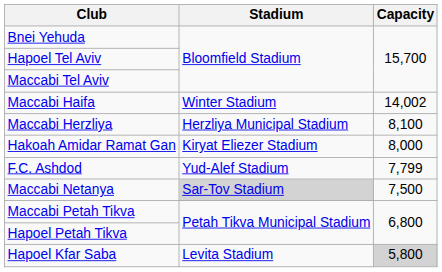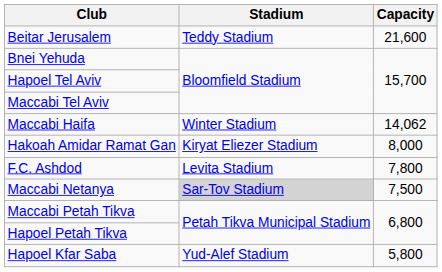+ row: (59, 37)
(405, 102) 14,002 -> (405, 124) 14,062
- row: (60, 124)
(235, 168) Yud-Alef Stadium -> (228, 168) Levita Stadium
(405, 168) 7,799 -> (405, 168) 7,800
(228, 255) Levita Stadium -> (235, 255) Yud-Alef Stadium
(405, 255) lightgrey background -> (405, 255) no background
